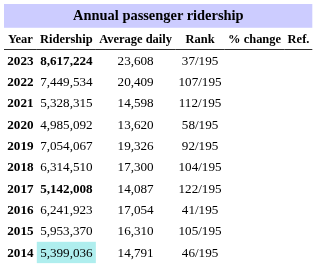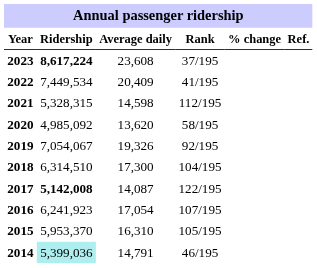(200, 81) 107/195 -> (200, 81) 41/195
(200, 209) 41/195 -> (200, 209) 107/195
